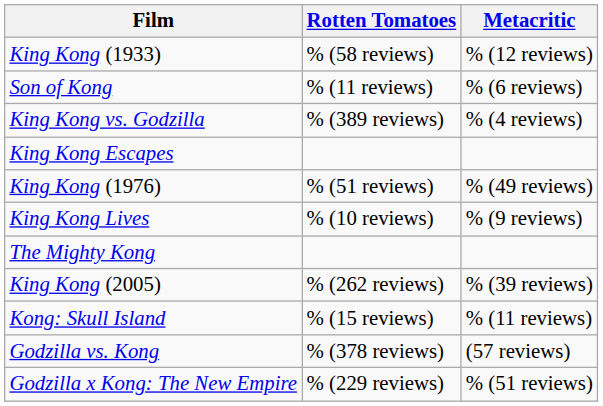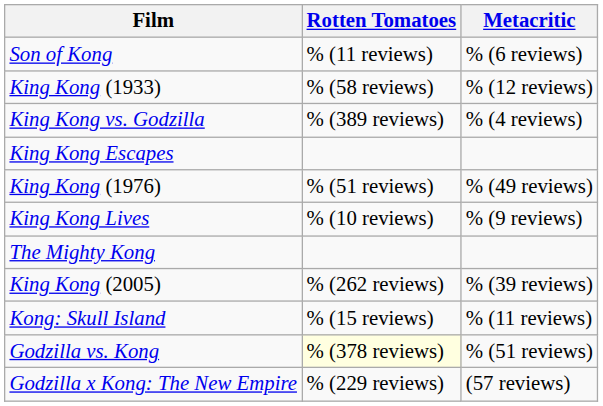rows swapped: (85, 53) <-> (61, 86)
(375, 350) no background -> (375, 350) lightyellow background
(518, 350) (57 reviews) -> (529, 350) % (51 reviews)
(529, 383) % (51 reviews) -> (518, 383) (57 reviews)
